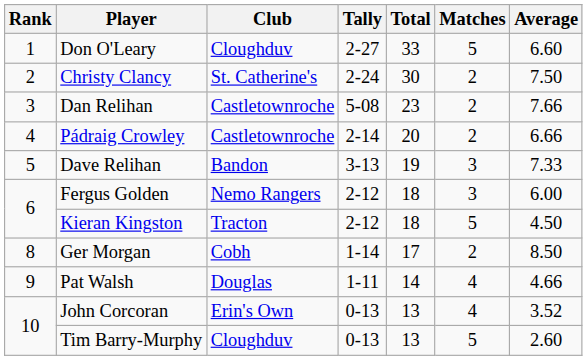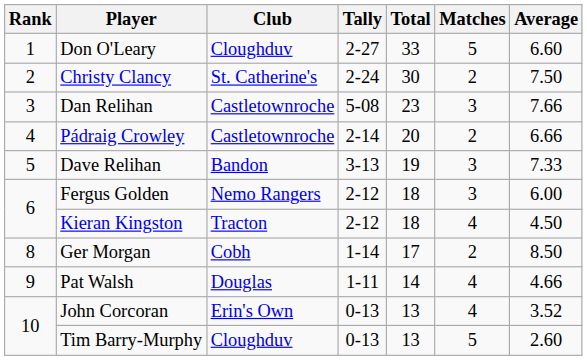(472, 106) 2 -> (472, 106) 3
(472, 223) 5 -> (472, 223) 4
